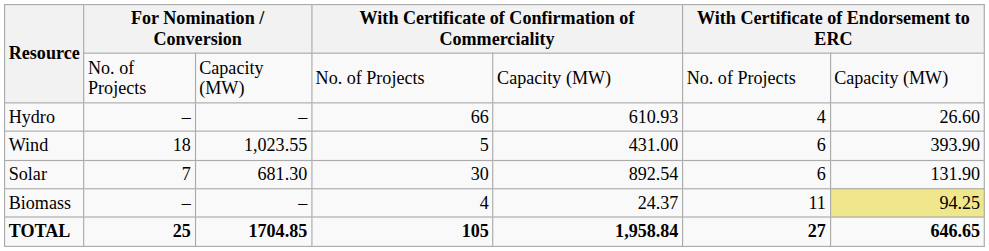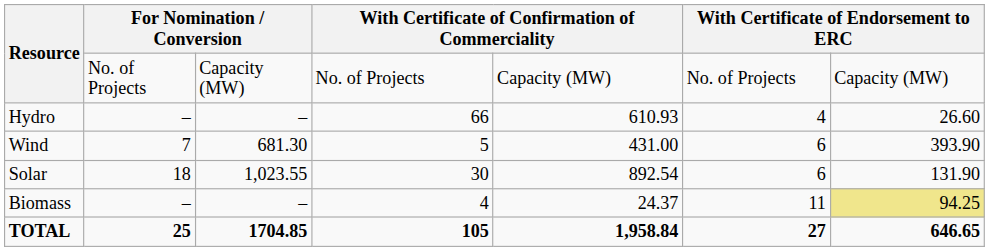(182, 145) 18 -> (186, 145) 7
(276, 145) 1,023.55 -> (282, 145) 681.30
(186, 174) 7 -> (182, 174) 18
(282, 174) 681.30 -> (276, 174) 1,023.55
